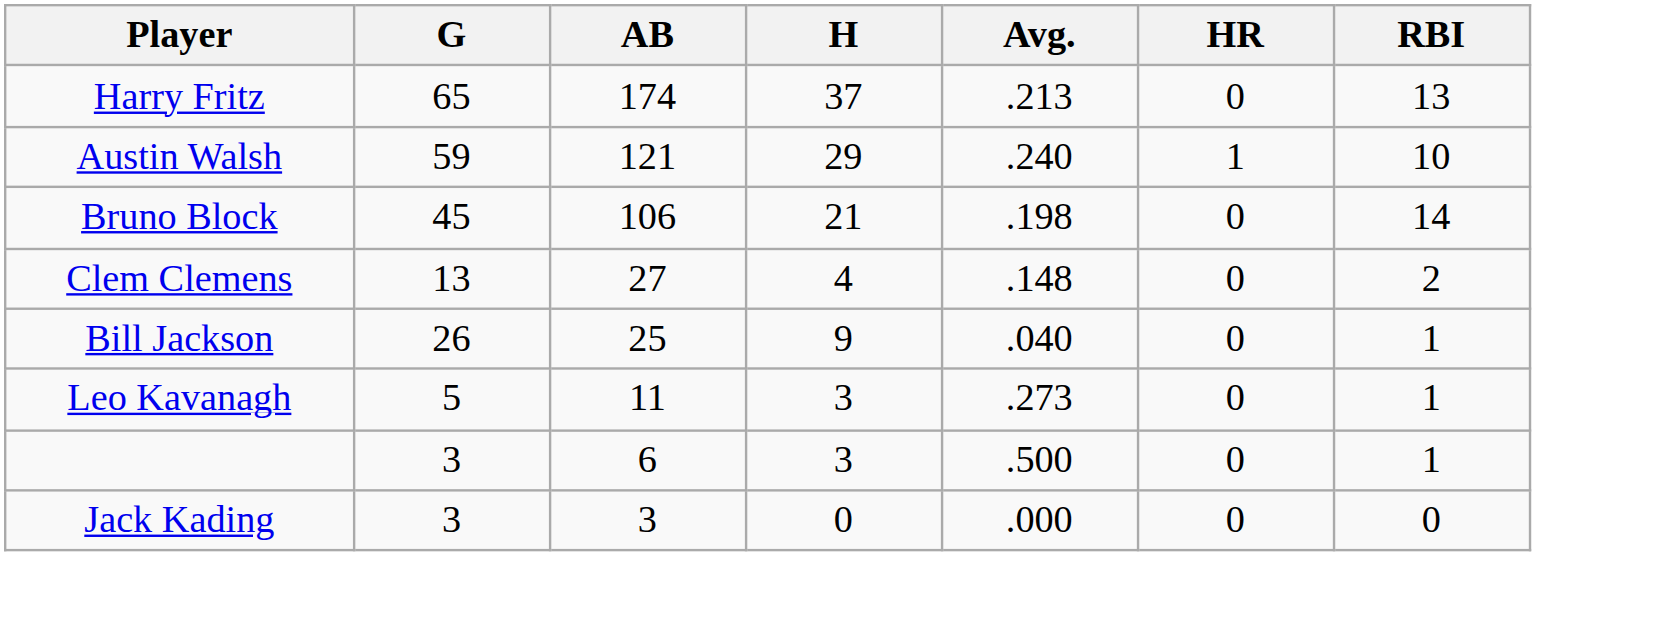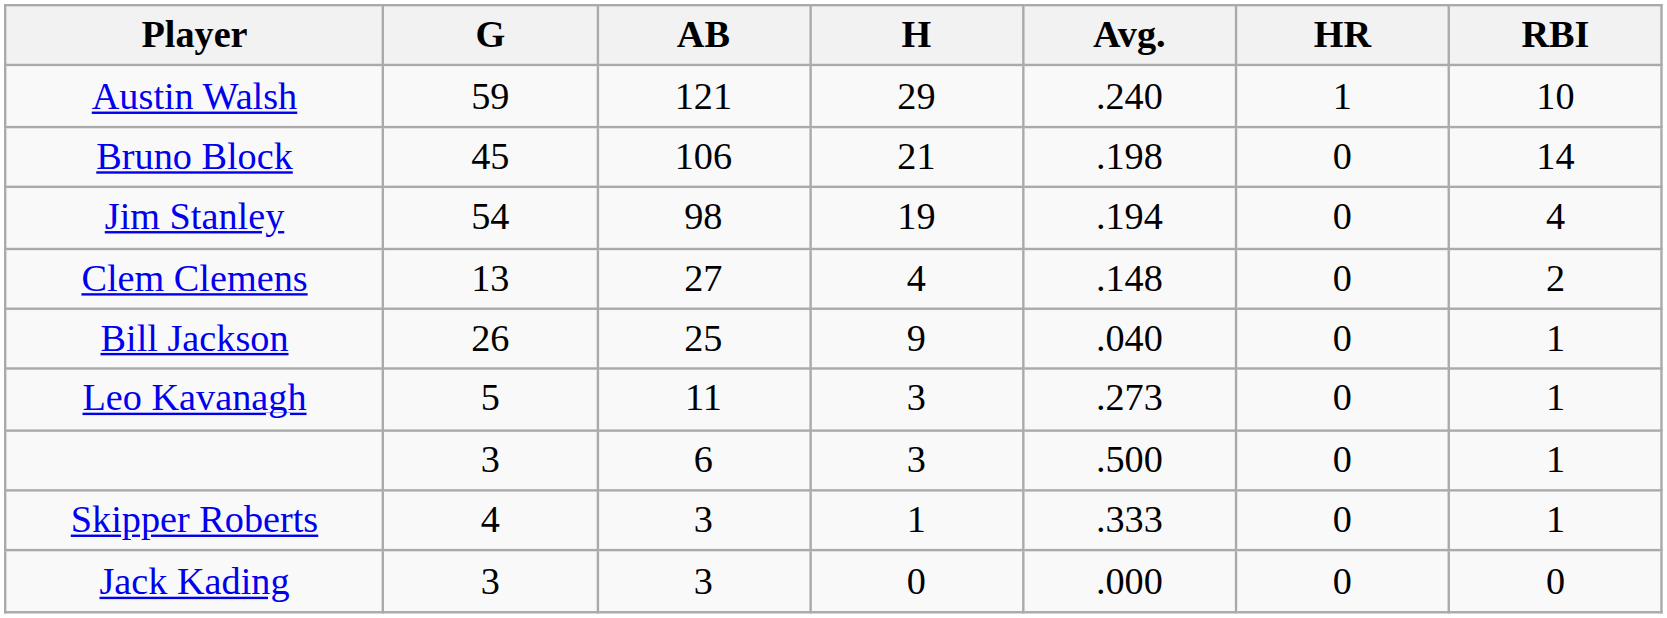- row: (179, 95)
+ row: (195, 216)
+ row: (195, 519)
